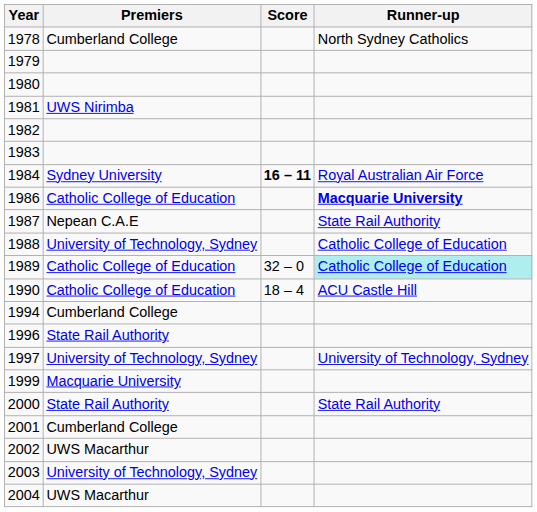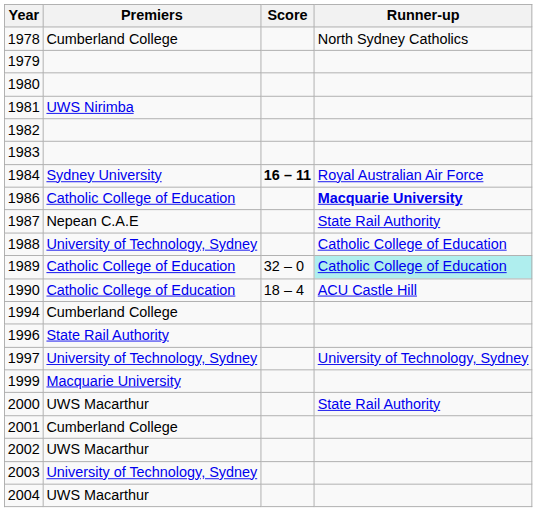(108, 404) State Rail Authority -> (98, 404) UWS Macarthur
